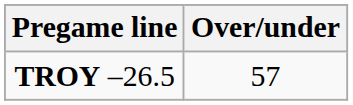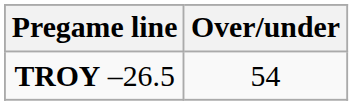(265, 75) 57 -> (265, 75) 54
